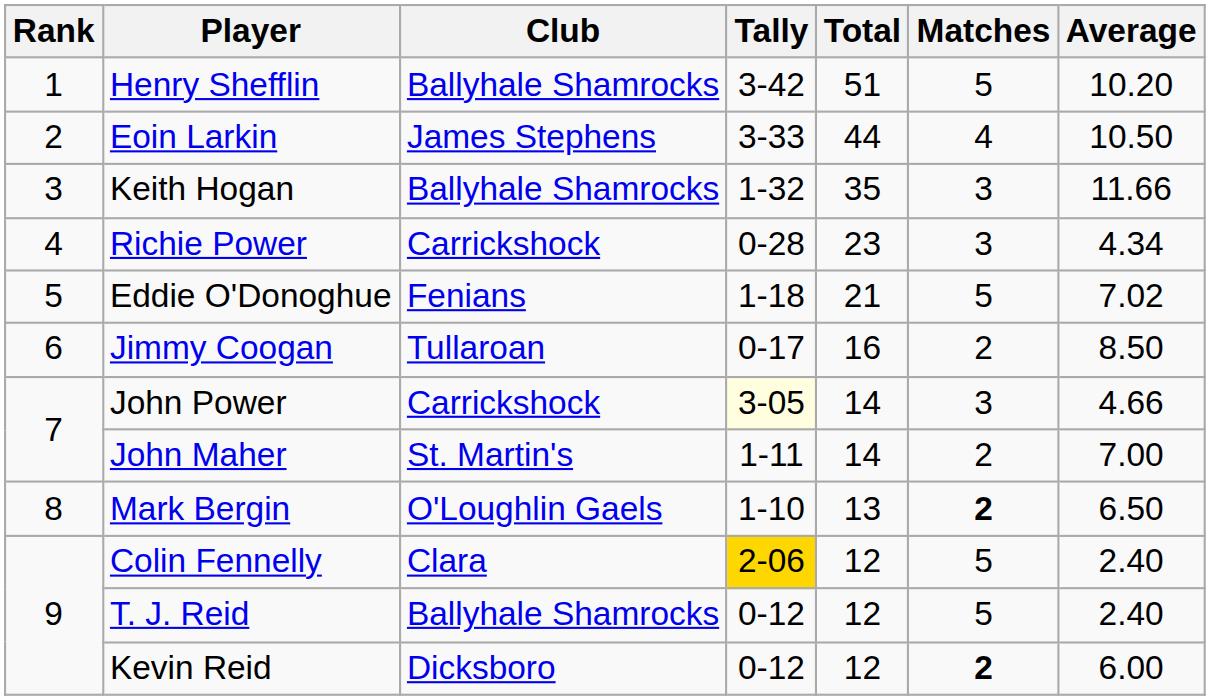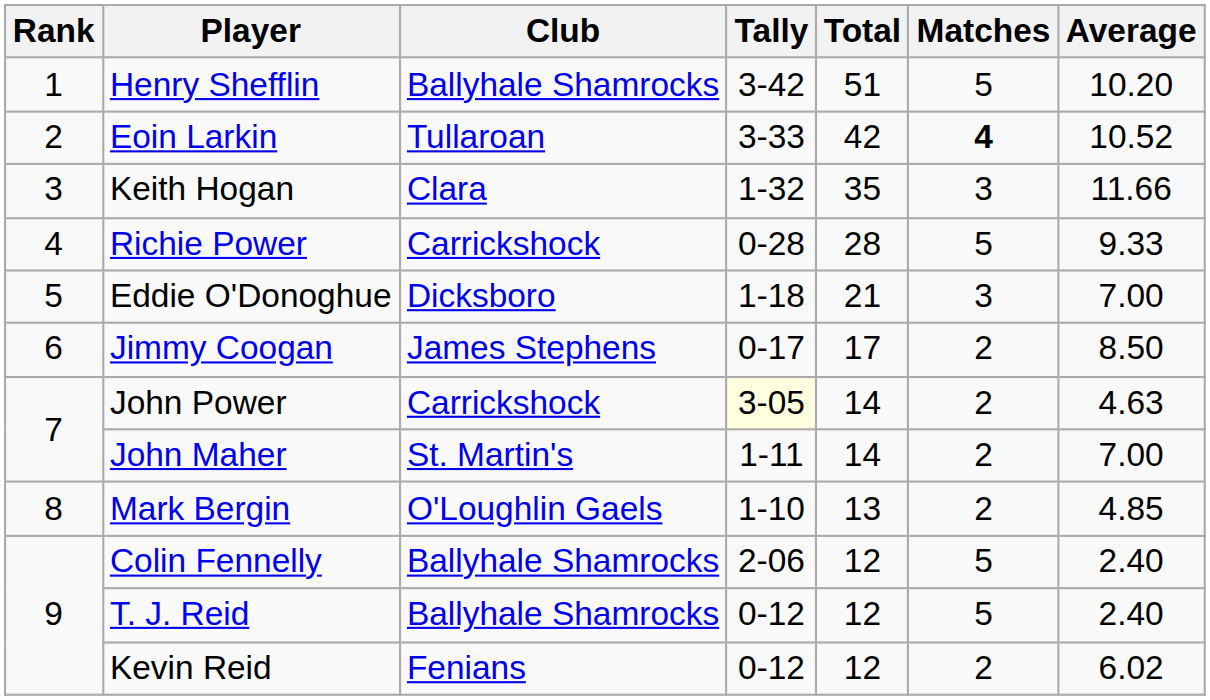(531, 137) James Stephens -> (476, 137) Tullaroan
(862, 137) 44 -> (862, 137) 42
(983, 137) normal -> (983, 137) bold
(1131, 137) 10.50 -> (1131, 137) 10.52
(563, 190) Ballyhale Shamrocks -> (447, 190) Clara
(862, 243) 23 -> (862, 243) 28
(983, 243) 3 -> (983, 243) 5
(1131, 243) 4.34 -> (1131, 243) 9.33
(466, 296) Fenians -> (481, 296) Dicksboro
(983, 296) 5 -> (983, 296) 3
(1131, 296) 7.02 -> (1131, 296) 7.00
(476, 349) Tullaroan -> (531, 349) James Stephens
(862, 349) 16 -> (862, 349) 17
(983, 402) 3 -> (983, 402) 2
(1131, 402) 4.66 -> (1131, 402) 4.63
(983, 508) bold -> (983, 508) normal
(1131, 508) 6.50 -> (1131, 508) 4.85
(447, 561) Clara -> (563, 561) Ballyhale Shamrocks
(771, 561) gold background -> (771, 561) no background
(481, 667) Dicksboro -> (466, 667) Fenians
(983, 667) bold -> (983, 667) normal
(1131, 667) 6.00 -> (1131, 667) 6.02
